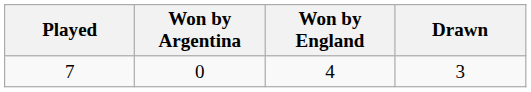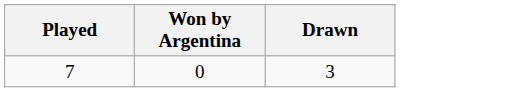- column: (330, 30)
